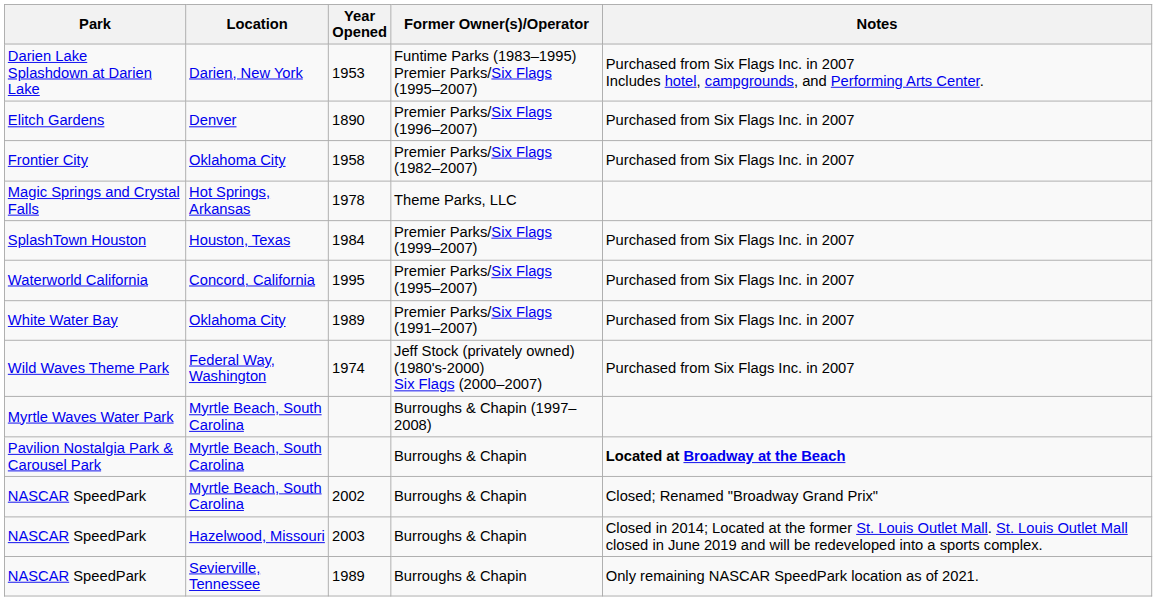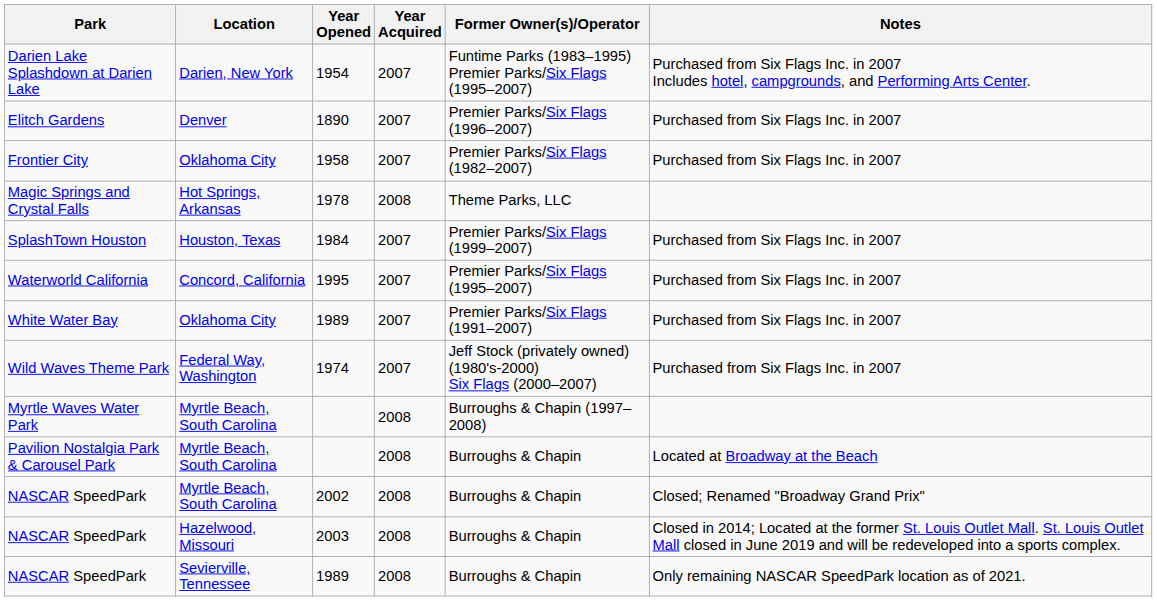+ column: (410, 24)
(348, 72) 1953 -> (332, 72) 1954
(726, 456) bold -> (765, 456) normal
